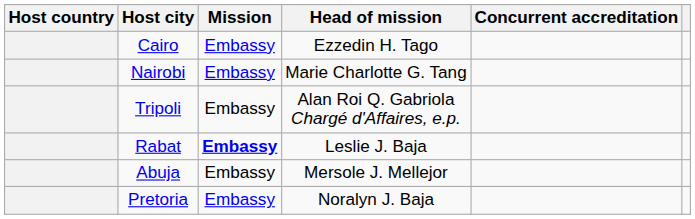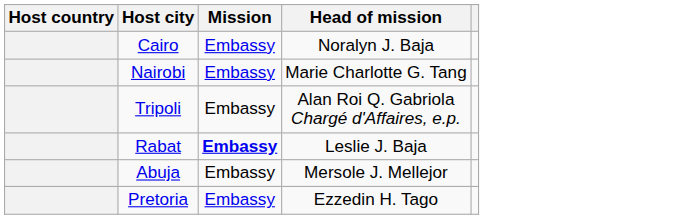- column: (576, 18)
(376, 45) Ezzedin H. Tago -> (376, 45) Noralyn J. Baja
(376, 200) Noralyn J. Baja -> (376, 200) Ezzedin H. Tago
